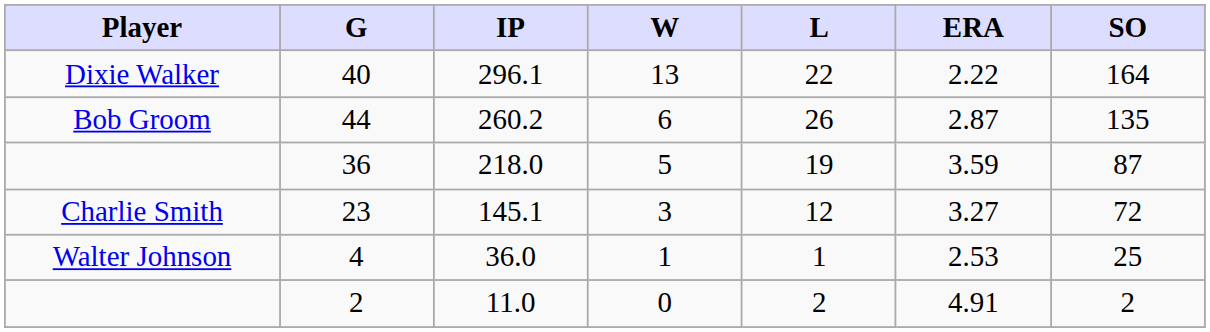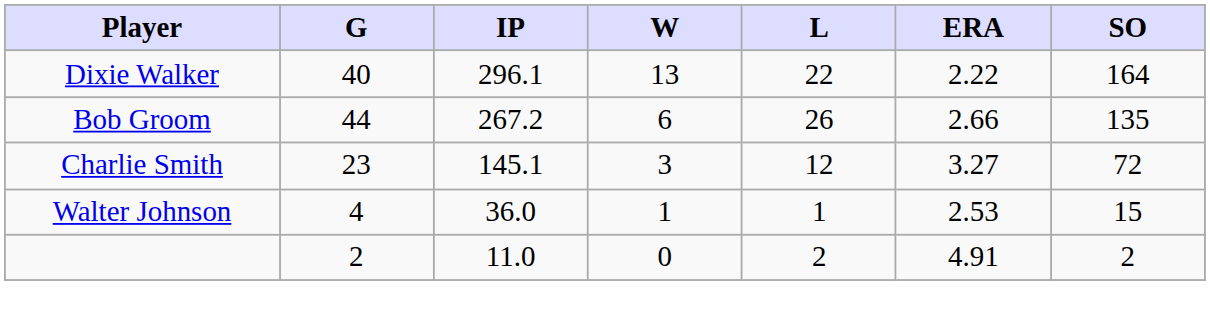(511, 119) 260.2 -> (511, 119) 267.2
(973, 119) 2.87 -> (973, 119) 2.66
- row: (356, 165)
(1128, 257) 25 -> (1128, 211) 15
